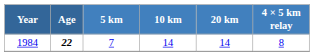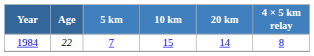(67, 43) bold -> (67, 43) normal
(168, 43) 14 -> (168, 43) 15
